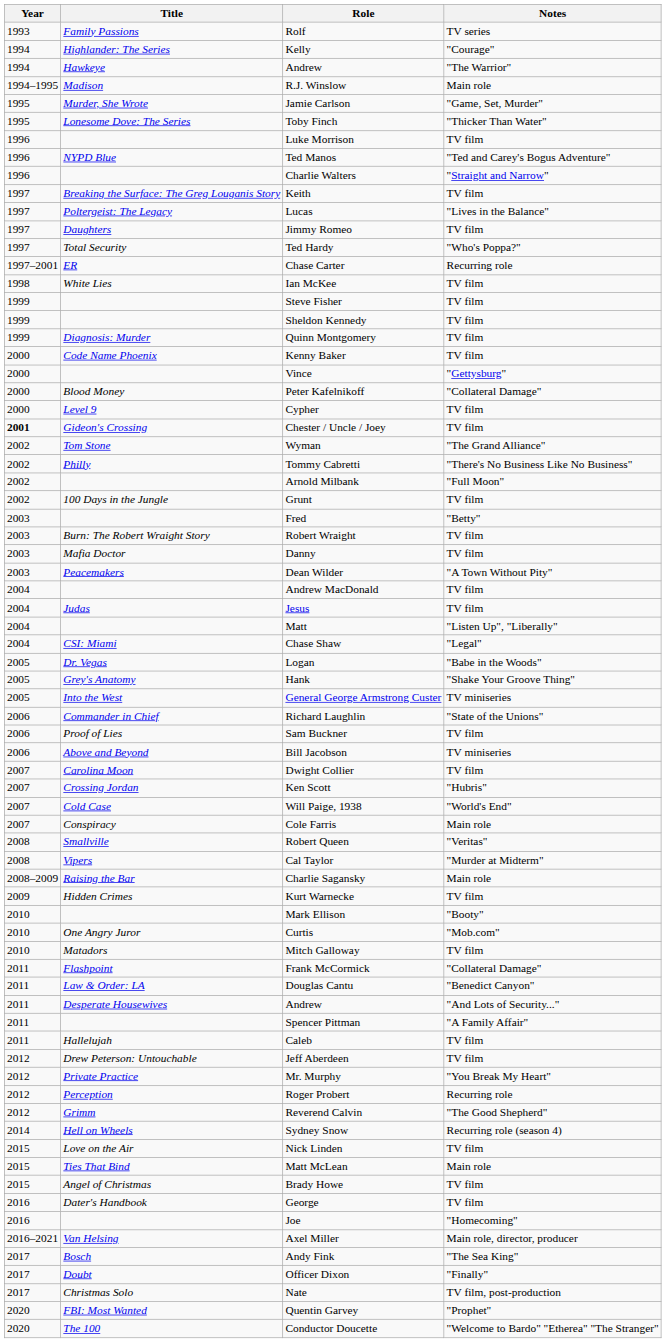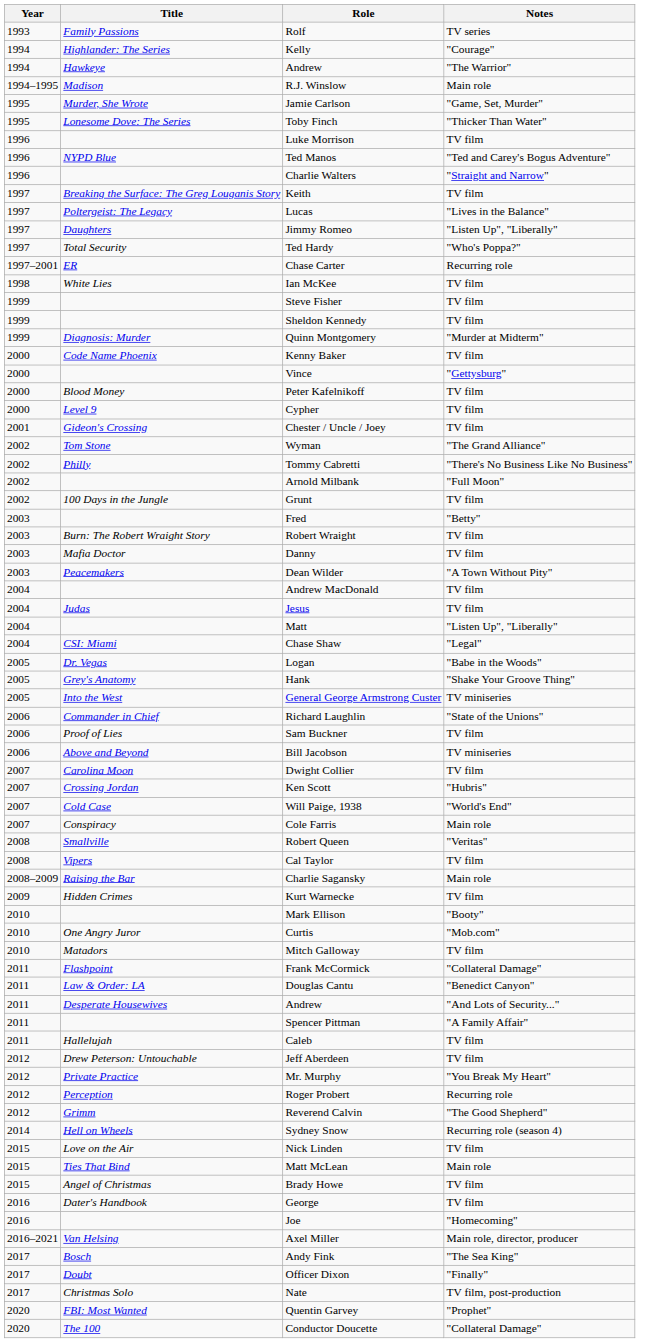(465, 229) TV film -> (502, 229) "Listen Up", "Liberally"
(465, 337) TV film -> (495, 337) "Murder at Midterm"
(494, 391) "Collateral Damage" -> (465, 391) TV film
(18, 427) bold -> (18, 427) normal
(495, 860) "Murder at Midterm" -> (465, 860) TV film
(553, 1328) "Welcome to Bardo" "Etherea" "The Stranger" -> (494, 1328) "Collateral Damage"
